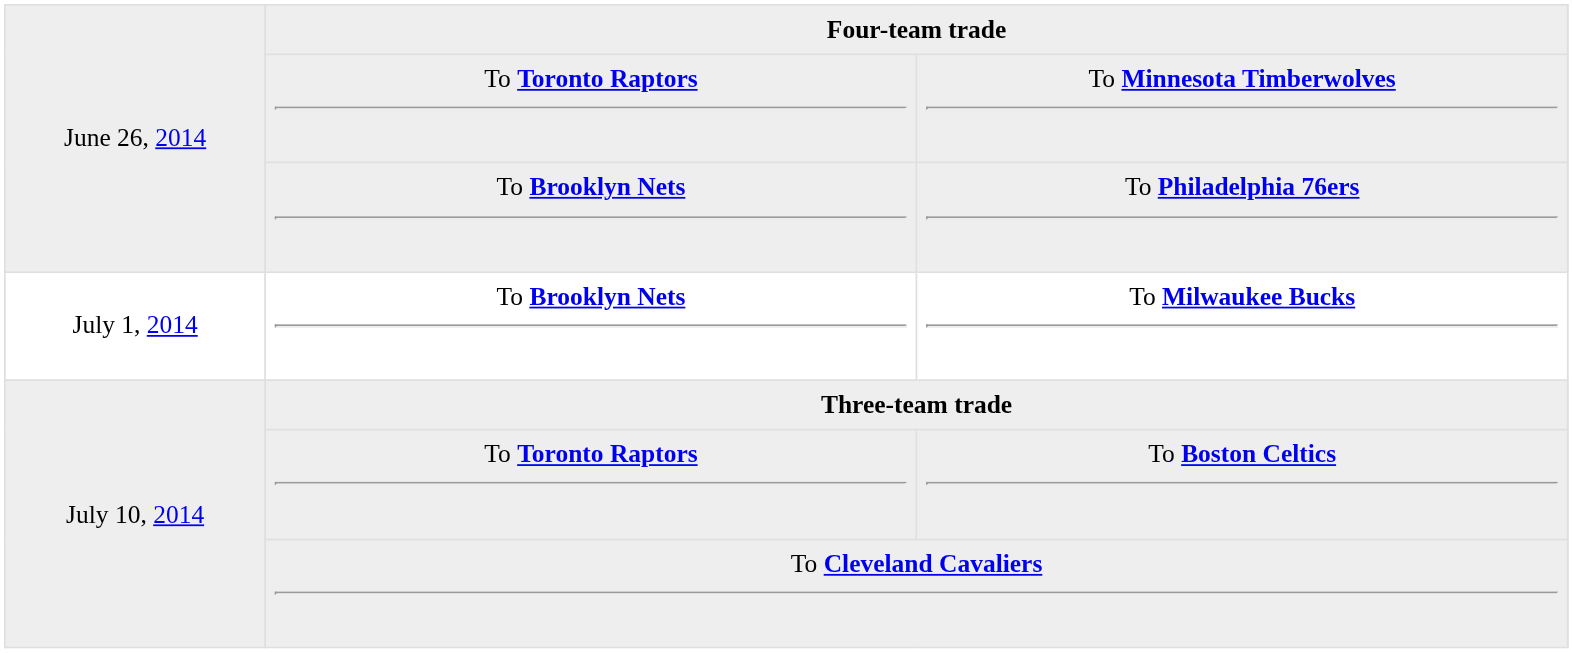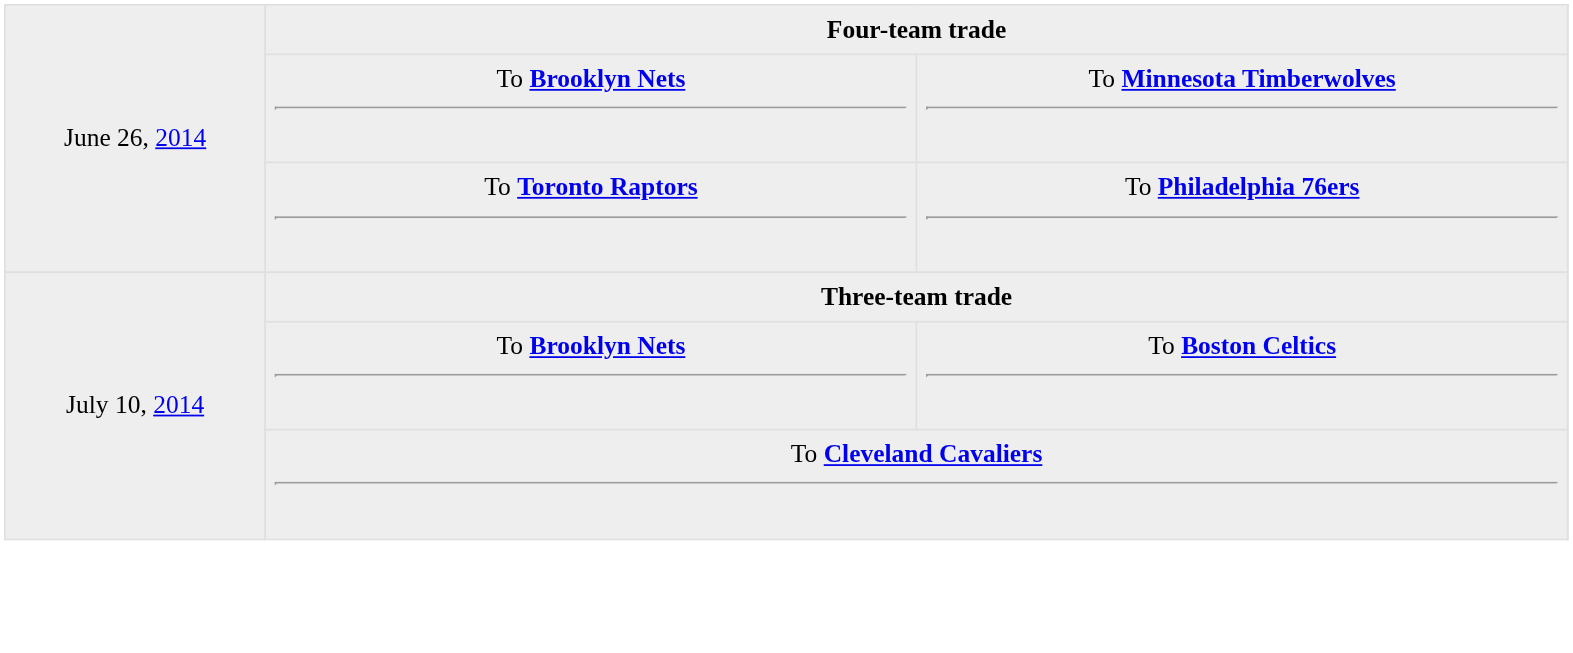(591, 87) To Toronto Raptors -> (591, 87) To Brooklyn Nets
(591, 196) To Brooklyn Nets -> (591, 196) To Toronto Raptors
- row: (1242, 305)
(591, 463) To Toronto Raptors -> (591, 354) To Brooklyn Nets
